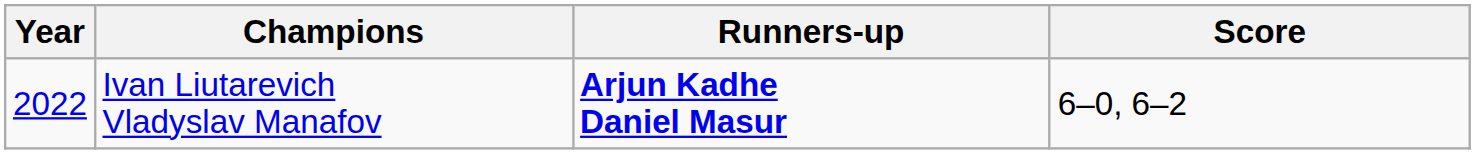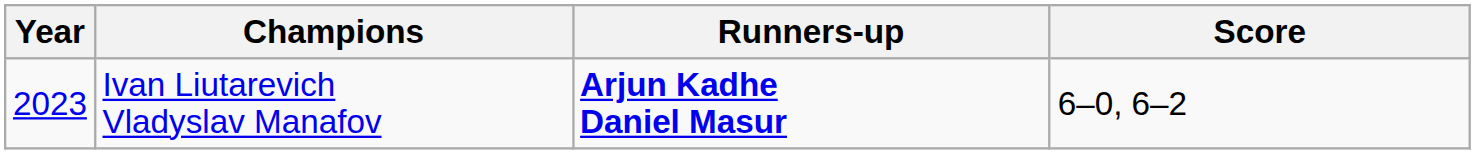(50, 103) 2022 -> (50, 103) 2023
